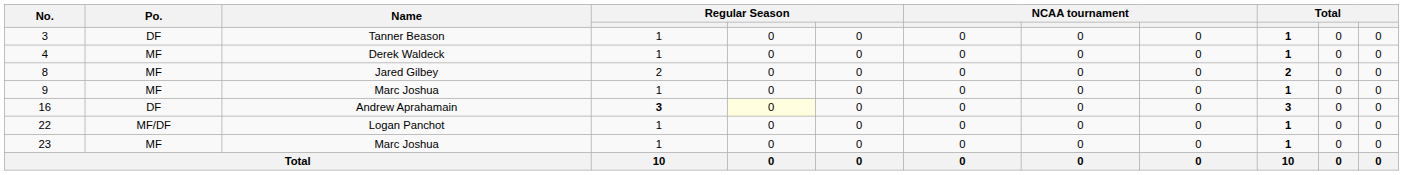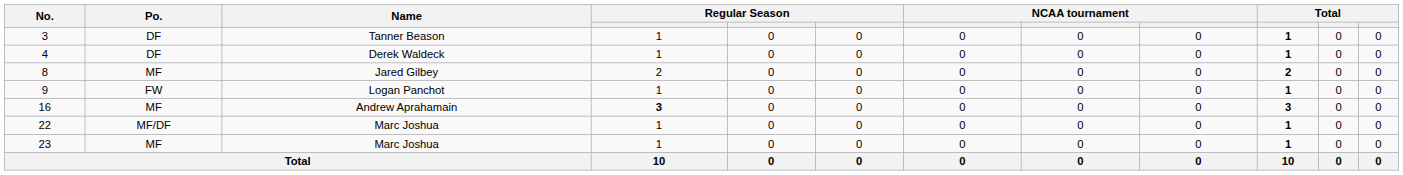(154, 54) MF -> (154, 54) DF
(154, 90) MF -> (154, 90) FW
(407, 90) Marc Joshua -> (407, 90) Logan Panchot
(154, 108) DF -> (154, 108) MF
(771, 108) lightyellow background -> (771, 108) no background
(407, 126) Logan Panchot -> (407, 126) Marc Joshua
